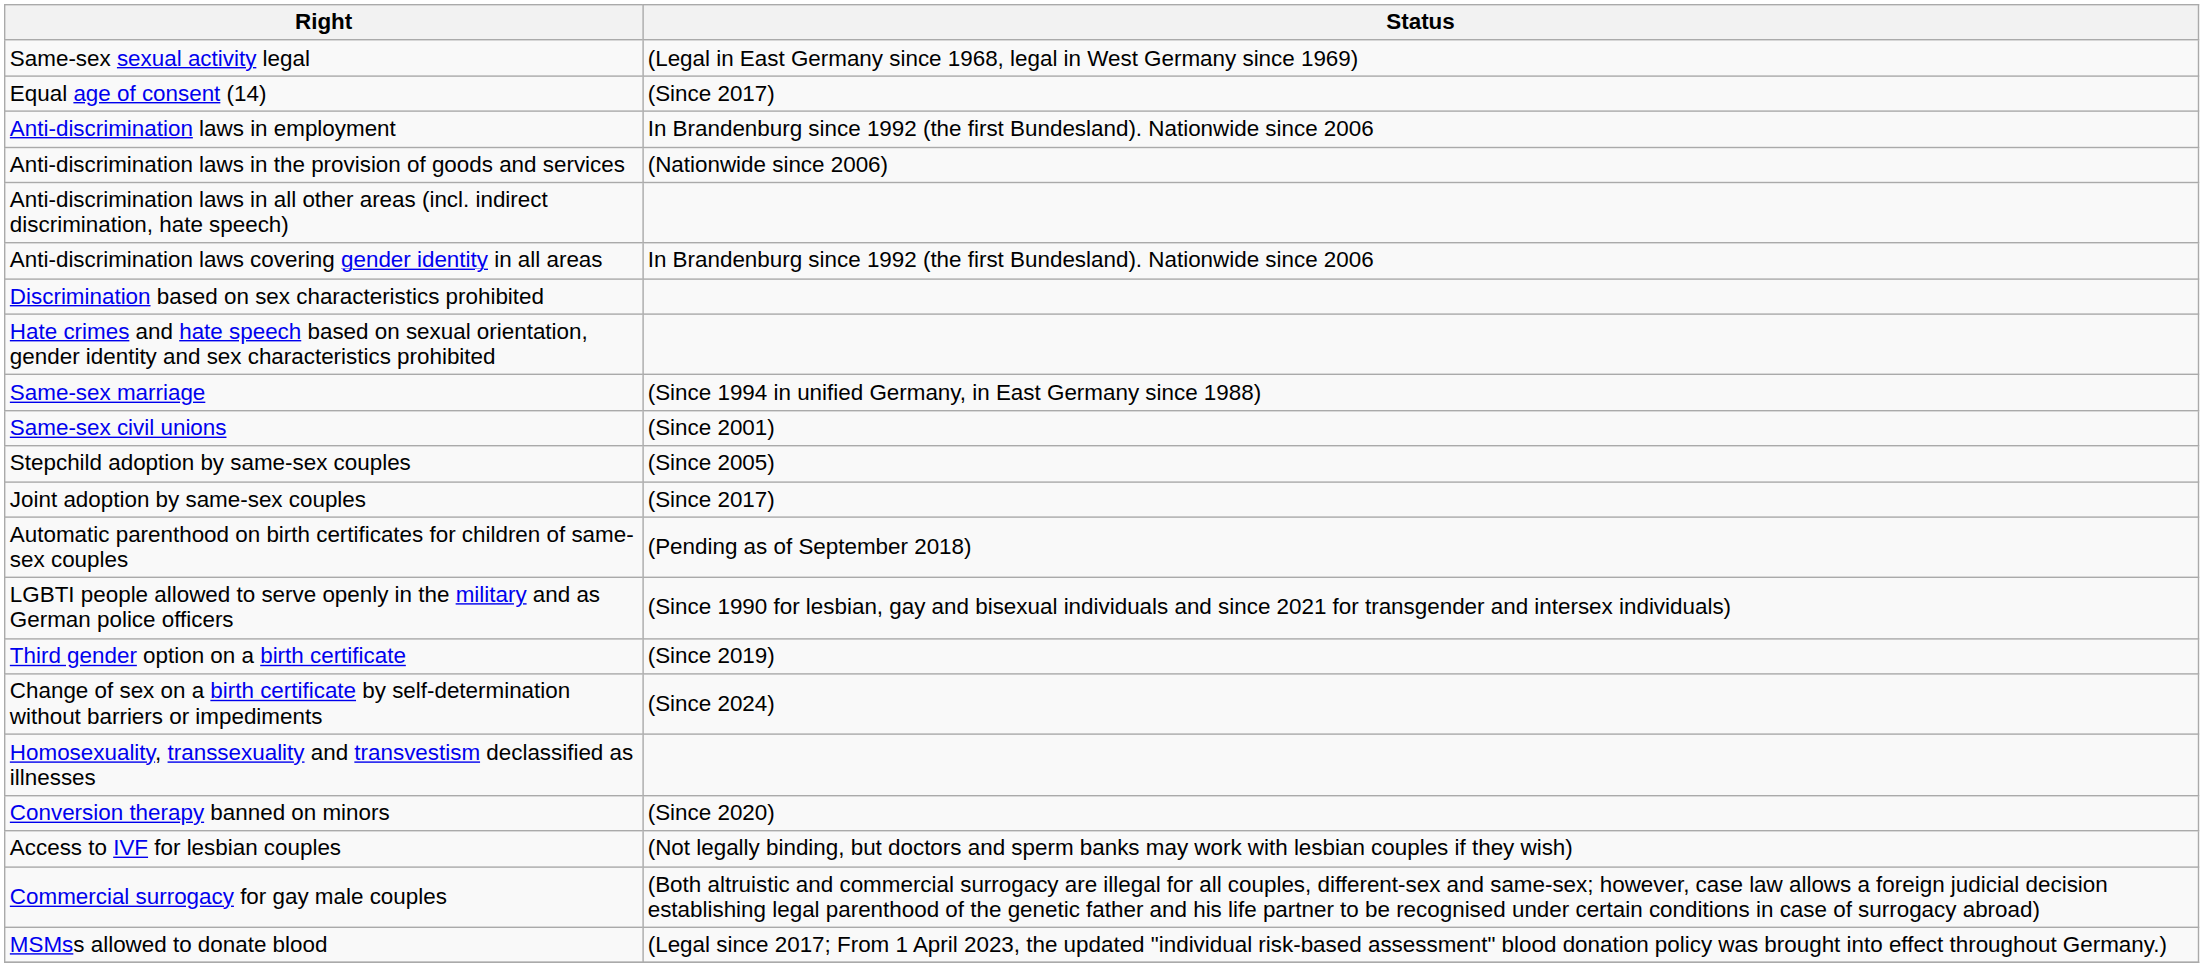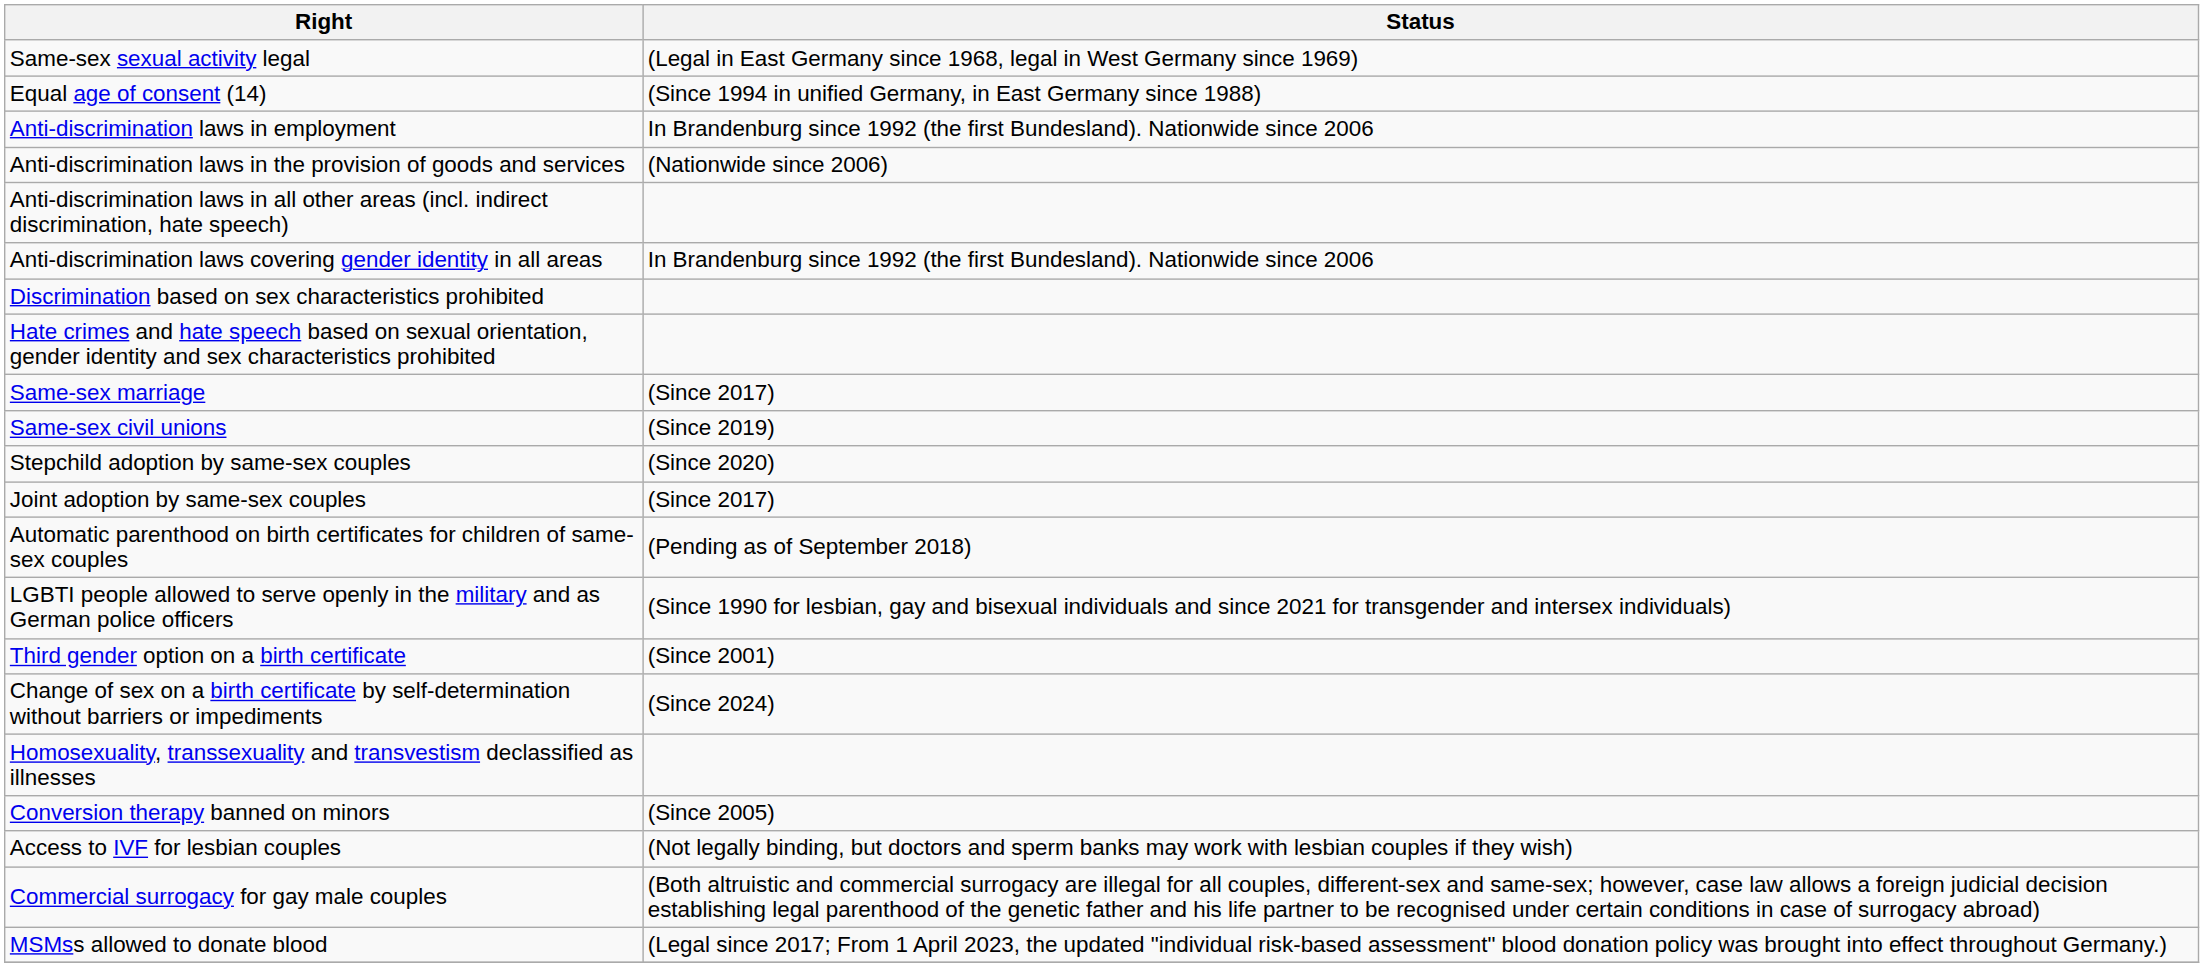(711, 93) (Since 2017) -> (954, 93) (Since 1994 in unified Germany, in East Germany since 1988)
(954, 392) (Since 1994 in unified Germany, in East Germany since 1988) -> (711, 392) (Since 2017)
(711, 427) (Since 2001) -> (711, 427) (Since 2019)
(711, 463) (Since 2005) -> (711, 463) (Since 2020)
(711, 655) (Since 2019) -> (711, 655) (Since 2001)
(711, 812) (Since 2020) -> (711, 812) (Since 2005)
